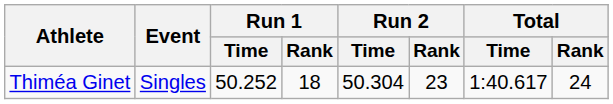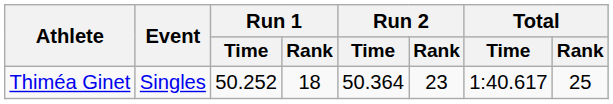(373, 83) 50.304 -> (373, 83) 50.364
(580, 83) 24 -> (580, 83) 25
